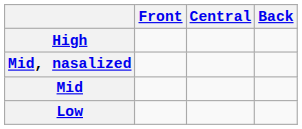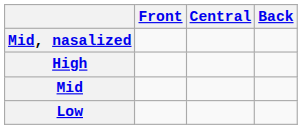rows swapped: (70, 40) <-> (70, 64)
